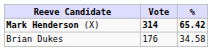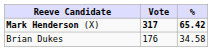(150, 25) 314 -> (150, 25) 317
